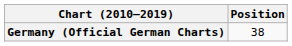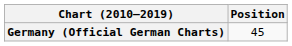(258, 32) 38 -> (258, 32) 45
